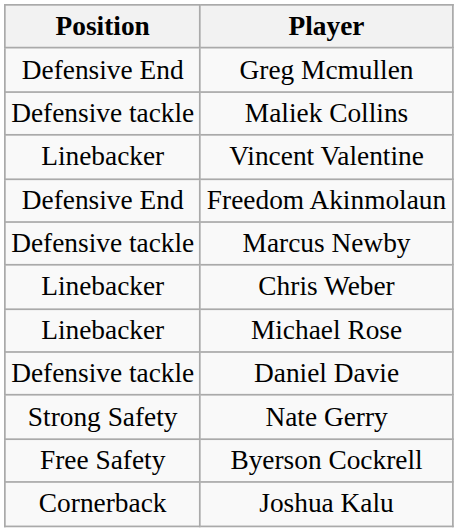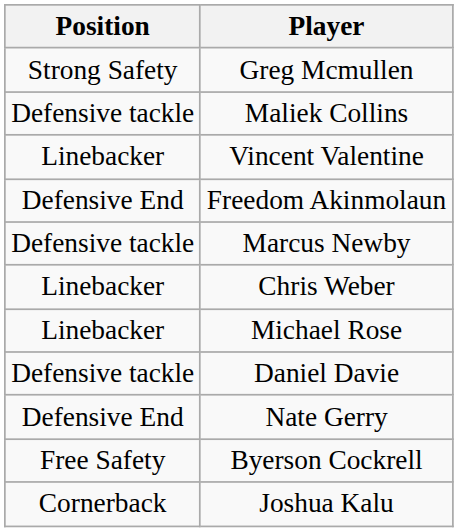(103, 69) Defensive End -> (103, 69) Strong Safety
(103, 416) Strong Safety -> (103, 416) Defensive End
